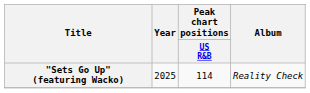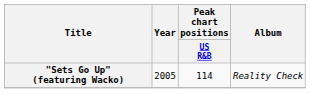(165, 75) 2025 -> (165, 75) 2005
